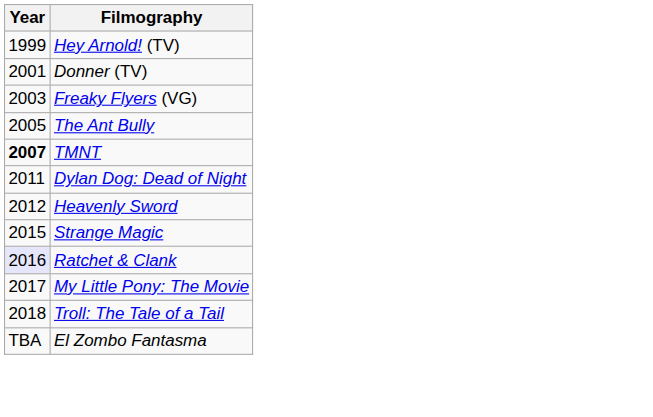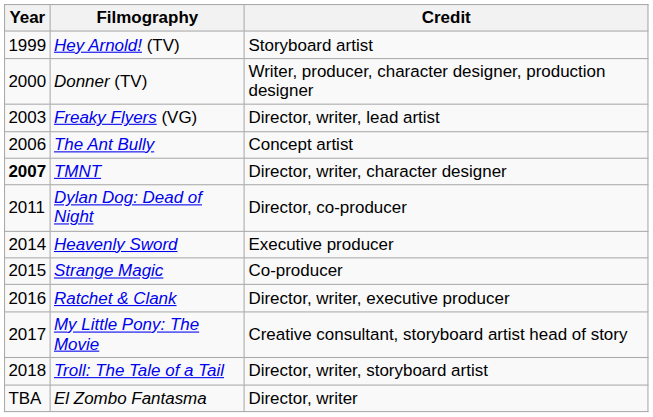+ column: (446, 17)
(27, 71) 2001 -> (27, 81) 2000
(27, 125) 2005 -> (27, 144) 2006
(27, 206) 2012 -> (27, 244) 2014
(27, 260) lavender background -> (27, 298) no background
